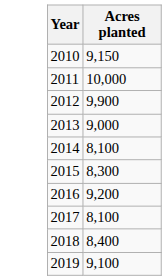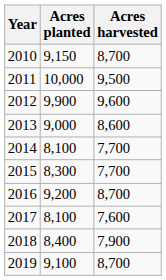+ column: (128, 24)
